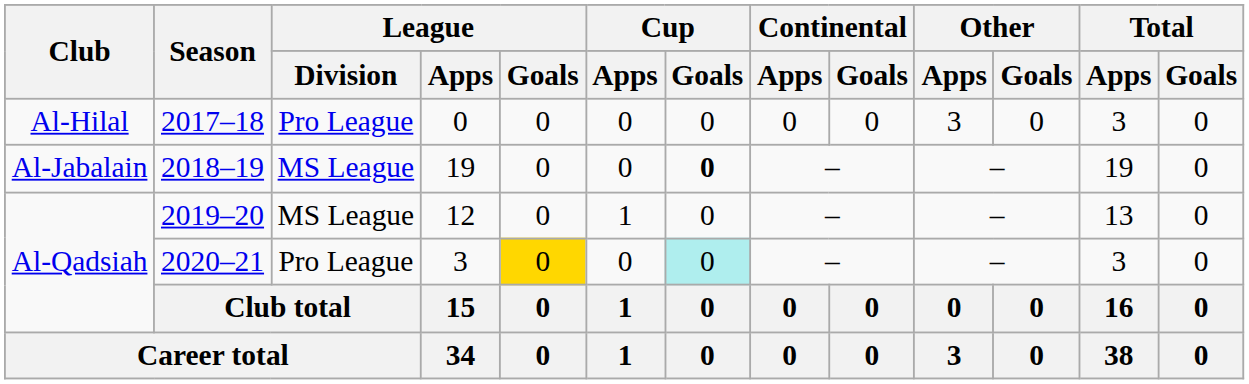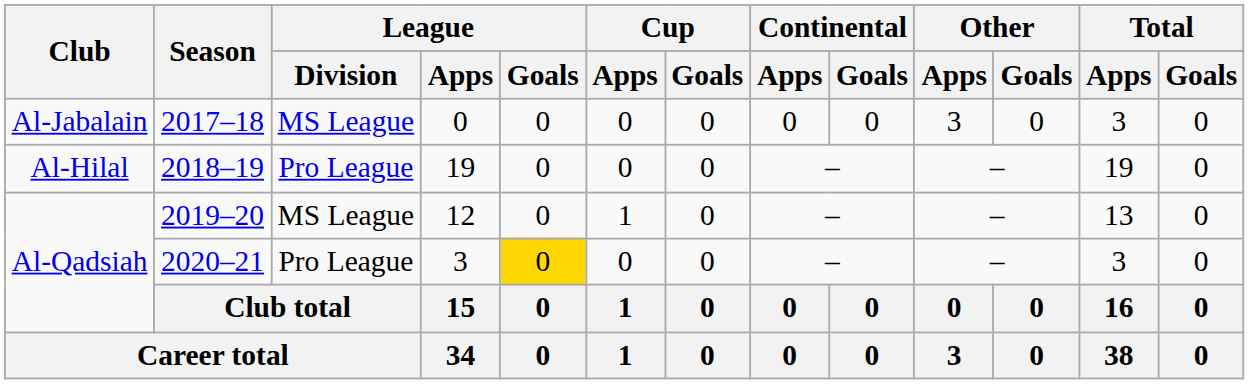(80, 121) Al-Hilal -> (80, 121) Al-Jabalain
(346, 121) Pro League -> (346, 121) MS League
(80, 167) Al-Jabalain -> (80, 167) Al-Hilal
(346, 167) MS League -> (346, 167) Pro League
(707, 167) bold -> (707, 167) normal
(707, 261) paleturquoise background -> (707, 261) no background
